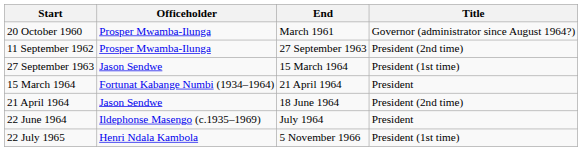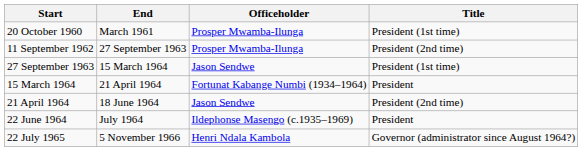columns swapped: (323, 13) <-> (187, 13)
(473, 31) Governor (administrator since August 1964?) -> (416, 31) President (1st time)
(416, 137) President (1st time) -> (473, 137) Governor (administrator since August 1964?)
